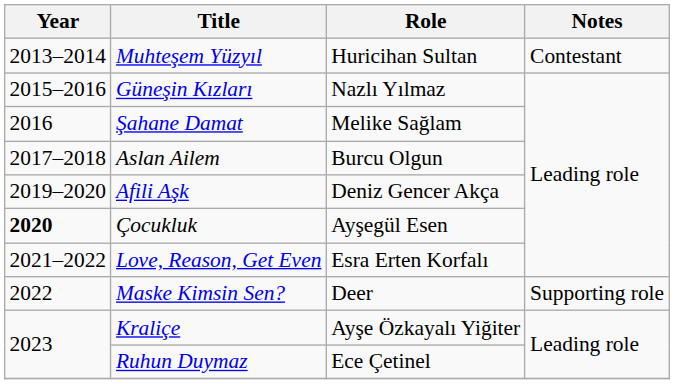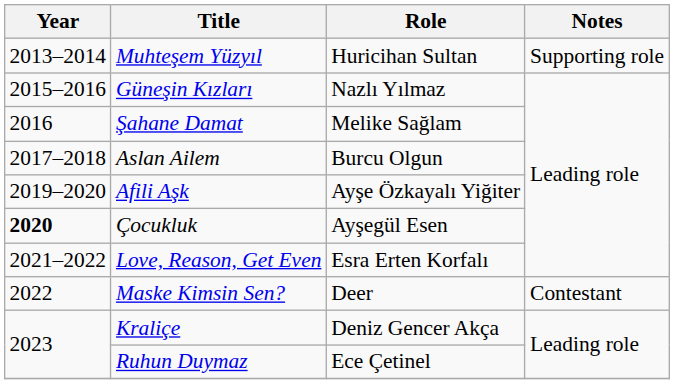(576, 55) Contestant -> (597, 55) Supporting role
(415, 191) Deniz Gencer Akça -> (426, 191) Ayşe Özkayalı Yiğiter
(597, 293) Supporting role -> (576, 293) Contestant
(426, 327) Ayşe Özkayalı Yiğiter -> (415, 327) Deniz Gencer Akça
